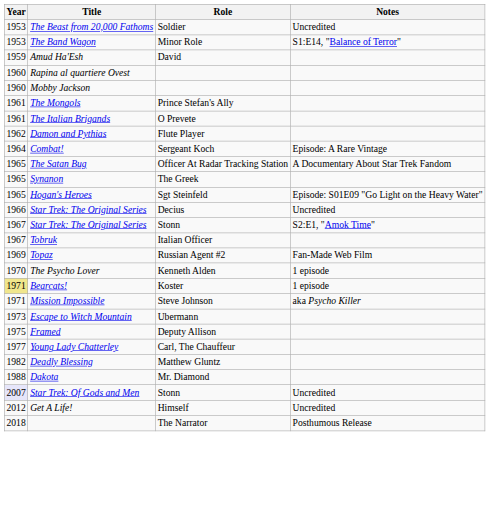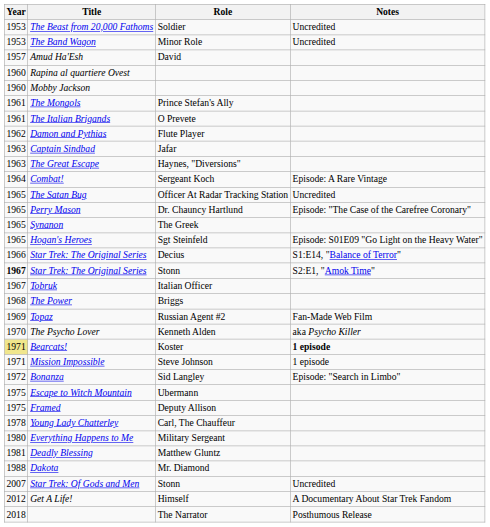(347, 42) S1:E14, "Balance of Terror" -> (314, 42) Uncredited
(16, 57) 1959 -> (16, 57) 1957
+ row: (63, 149)
+ row: (65, 164)
(372, 164) A Documentary About Star Trek Fandom -> (314, 194) Uncredited
+ row: (55, 210)
(314, 210) Uncredited -> (347, 255) S1:E14, "Balance of Terror"
(16, 225) normal -> (16, 270) bold
+ row: (51, 301)
(311, 270) 1 episode -> (327, 331) aka Psycho Killer
(311, 286) normal -> (311, 347) bold
(327, 301) aka Psycho Killer -> (311, 362) 1 episode
+ row: (47, 377)
(16, 316) 1973 -> (16, 392) 1975
(16, 347) 1977 -> (16, 423) 1978
+ row: (82, 438)
(16, 362) 1982 -> (16, 453) 1981
(16, 392) lavender background -> (16, 484) no background
(314, 407) Uncredited -> (372, 499) A Documentary About Star Trek Fandom
